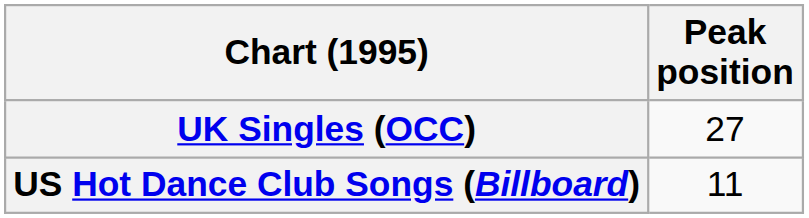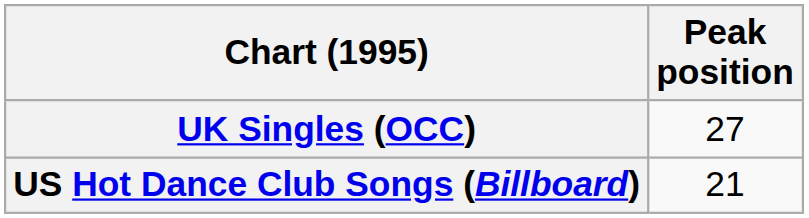(725, 184) 11 -> (725, 184) 21
